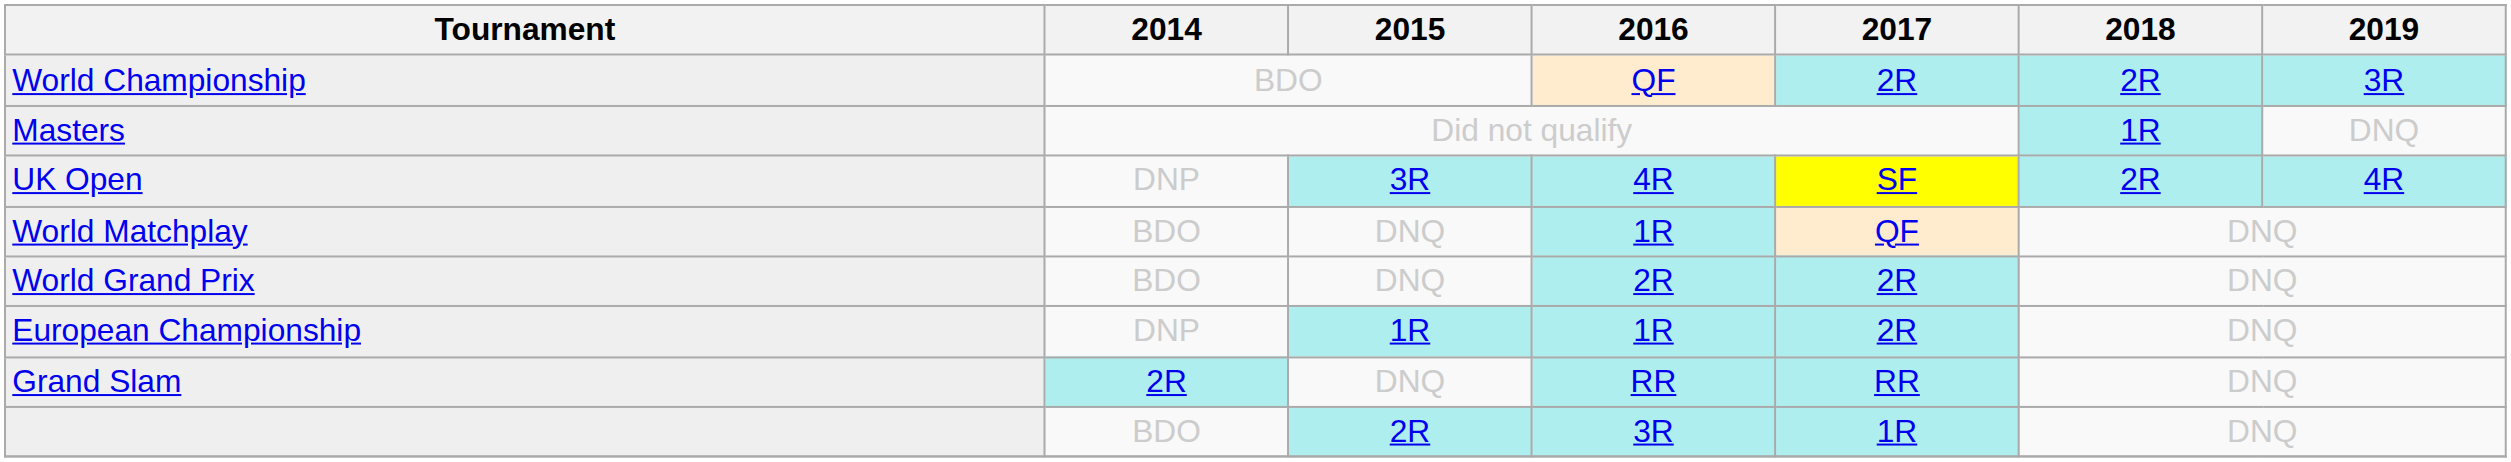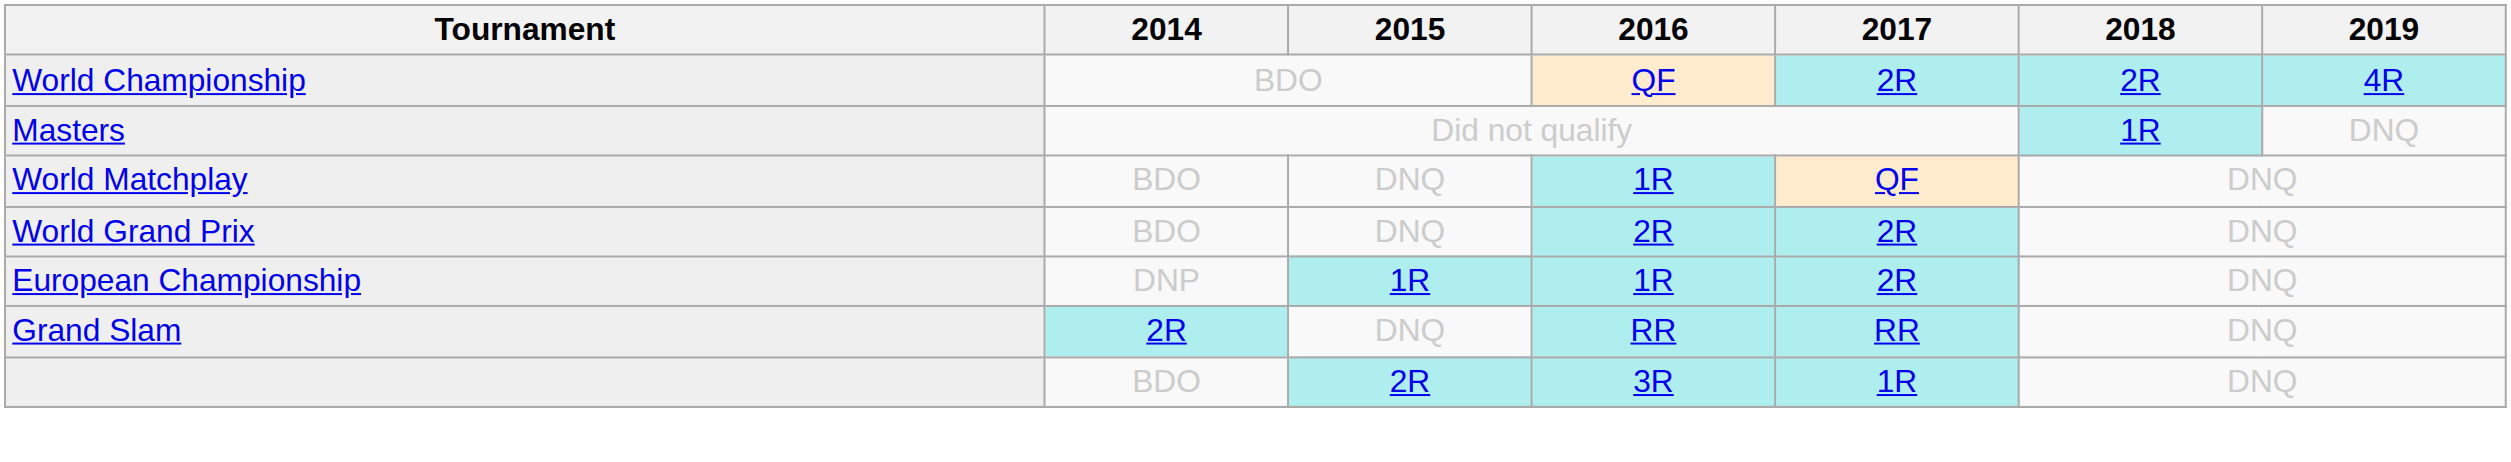(2384, 79) 3R -> (2384, 79) 4R
- row: (77, 180)
